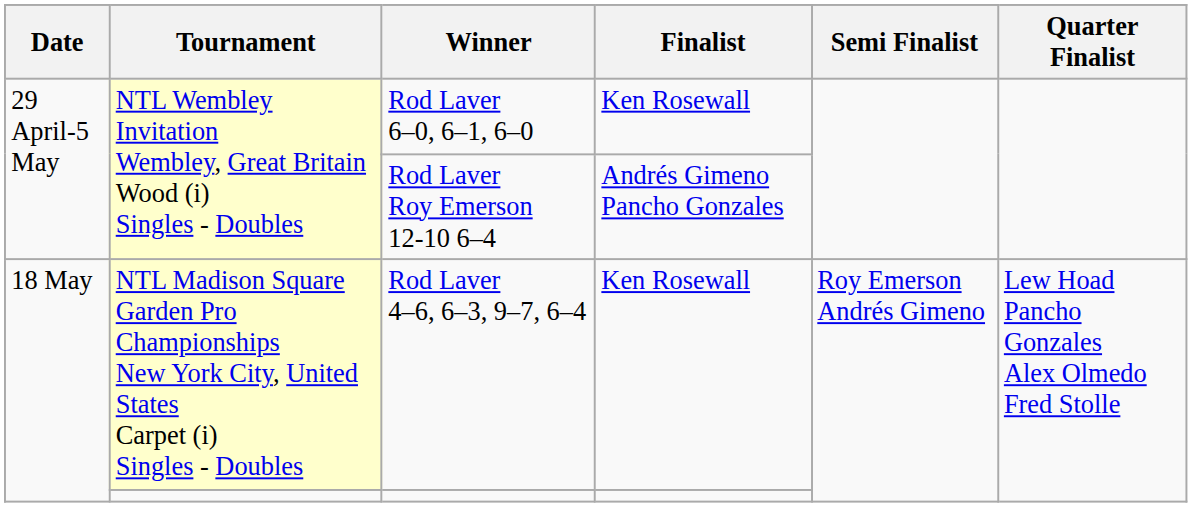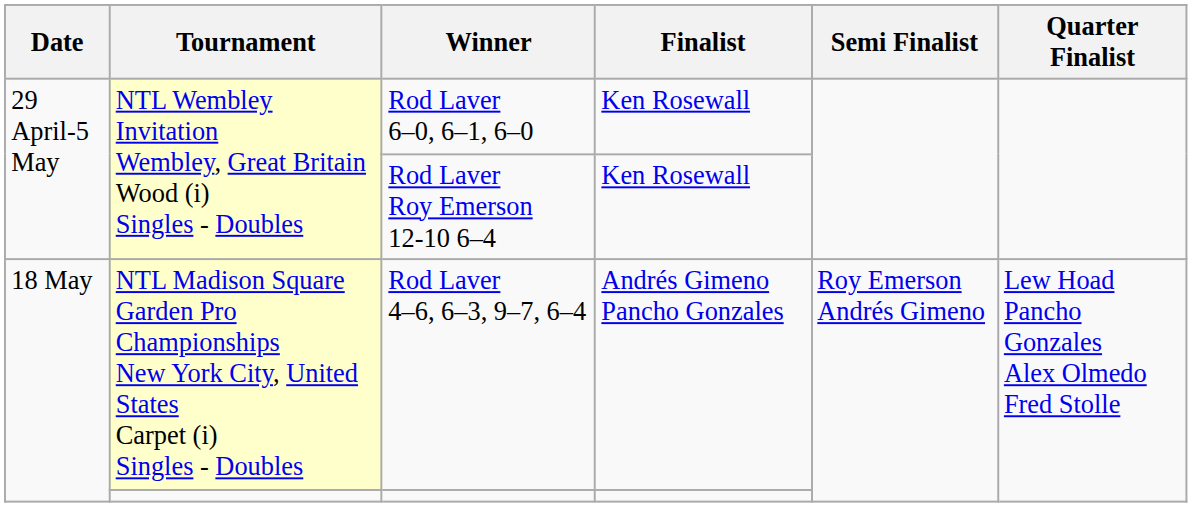(693, 190) Andrés Gimeno Pancho Gonzales -> (676, 174) Ken Rosewall
(676, 280) Ken Rosewall -> (693, 296) Andrés Gimeno Pancho Gonzales
